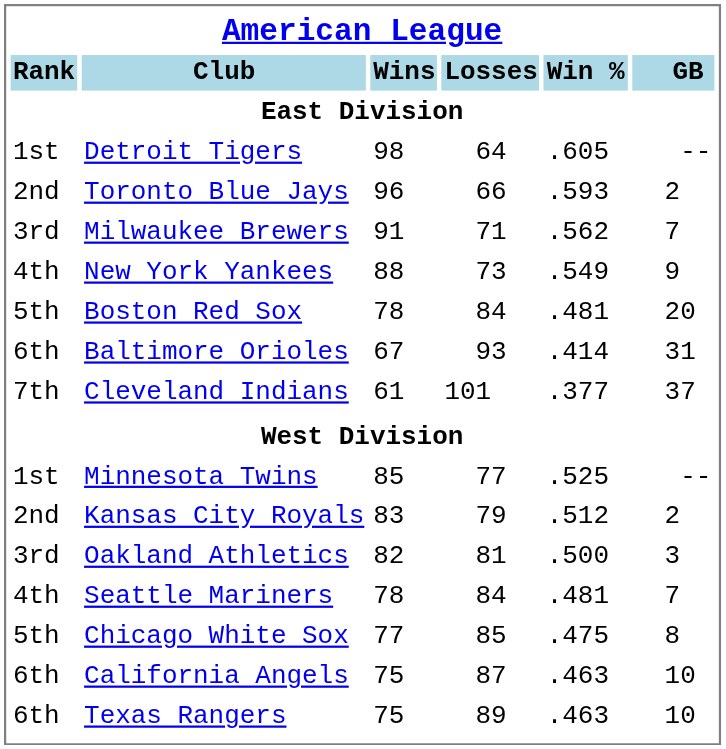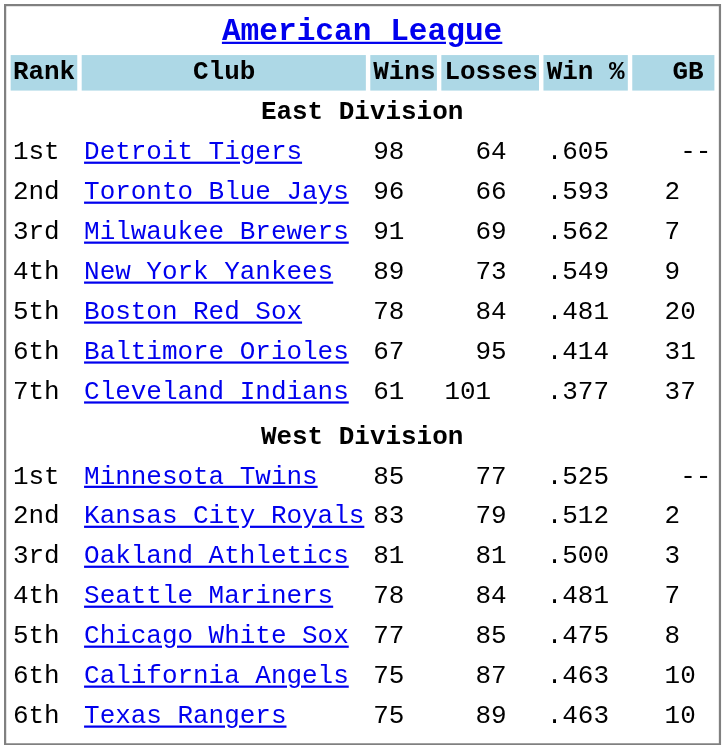(476, 233) 71 -> (476, 233) 69
(389, 273) 88 -> (389, 273) 89
(476, 353) 93 -> (476, 353) 95
(389, 557) 82 -> (389, 557) 81
